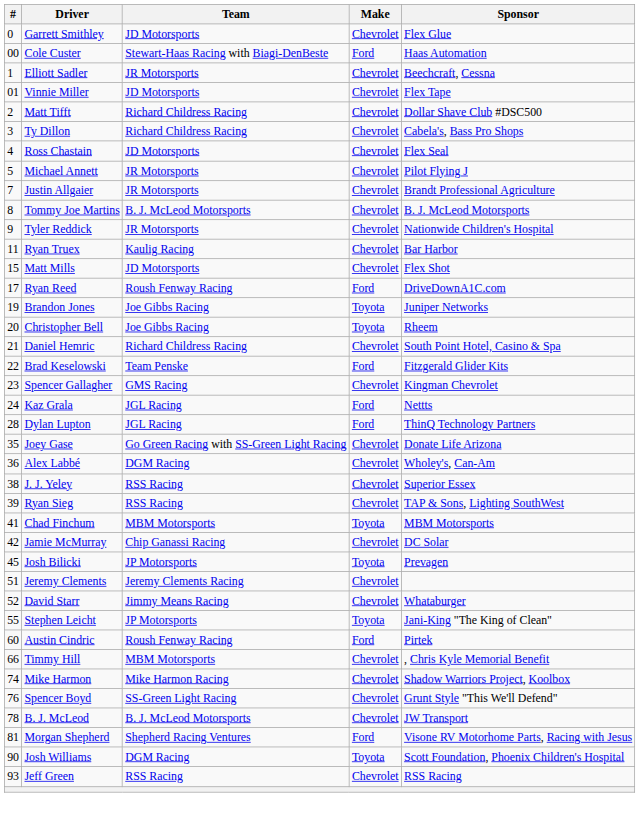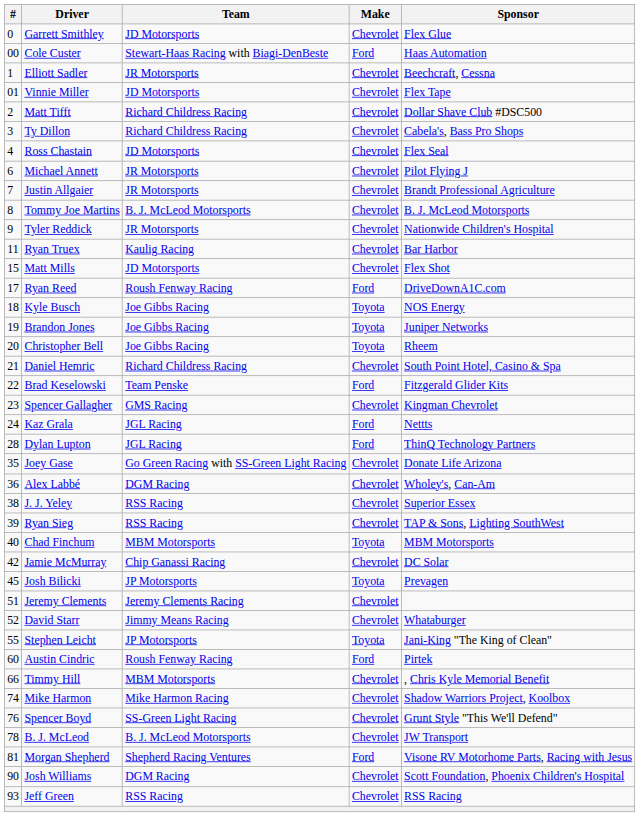(10, 170) 5 -> (10, 170) 6
+ row: (52, 307)
(13, 522) 41 -> (13, 542) 40
(368, 757) Toyota -> (375, 776) Chevrolet
